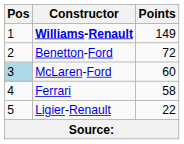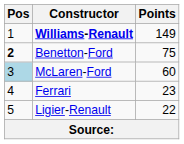(11, 53) normal -> (11, 53) bold
(169, 53) 72 -> (169, 53) 75
(169, 91) 58 -> (169, 91) 23
